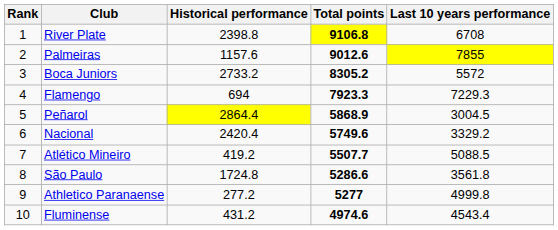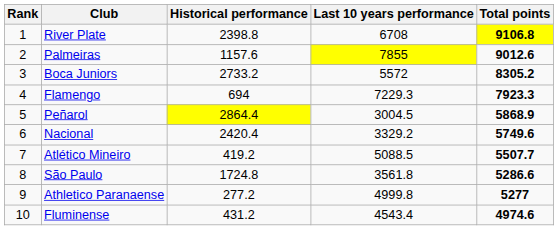columns swapped: (470, 14) <-> (349, 14)
